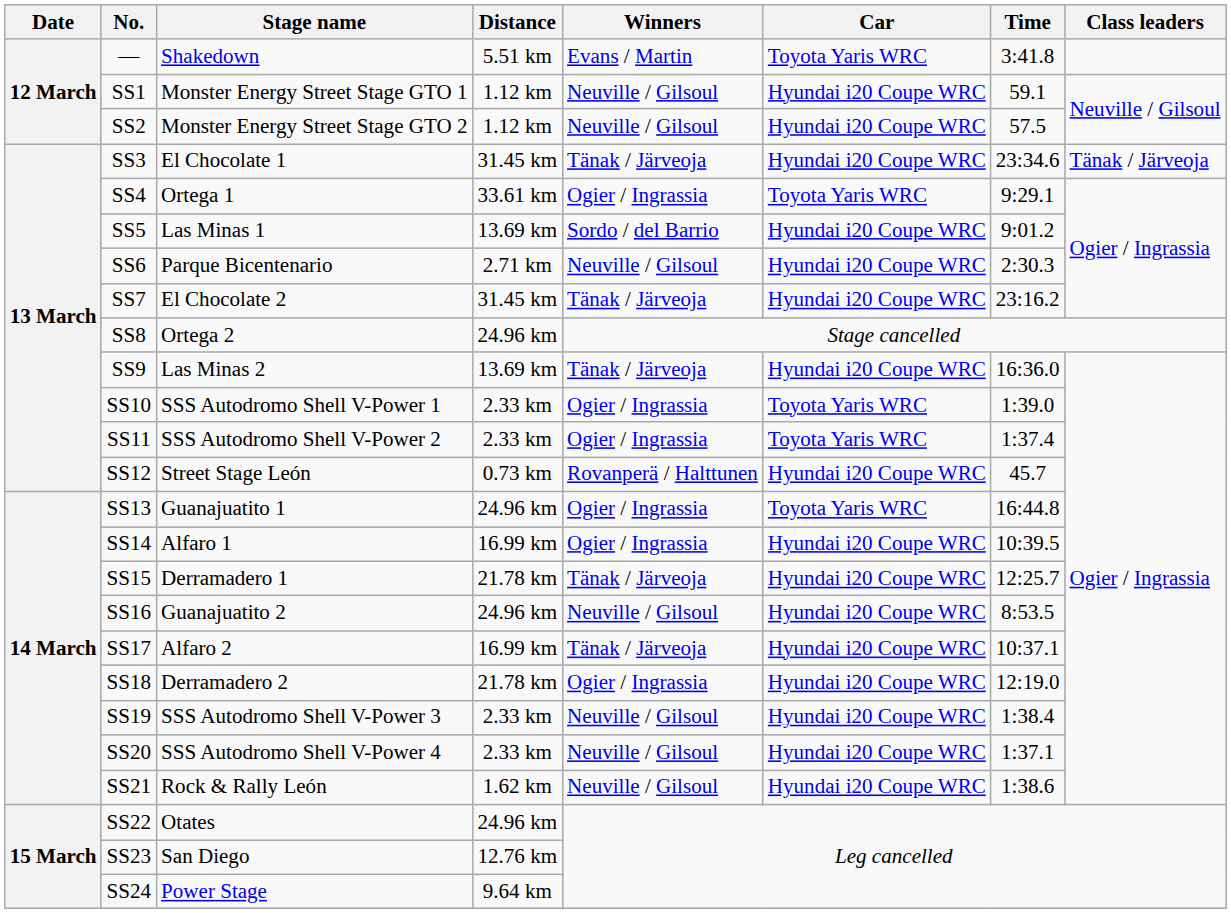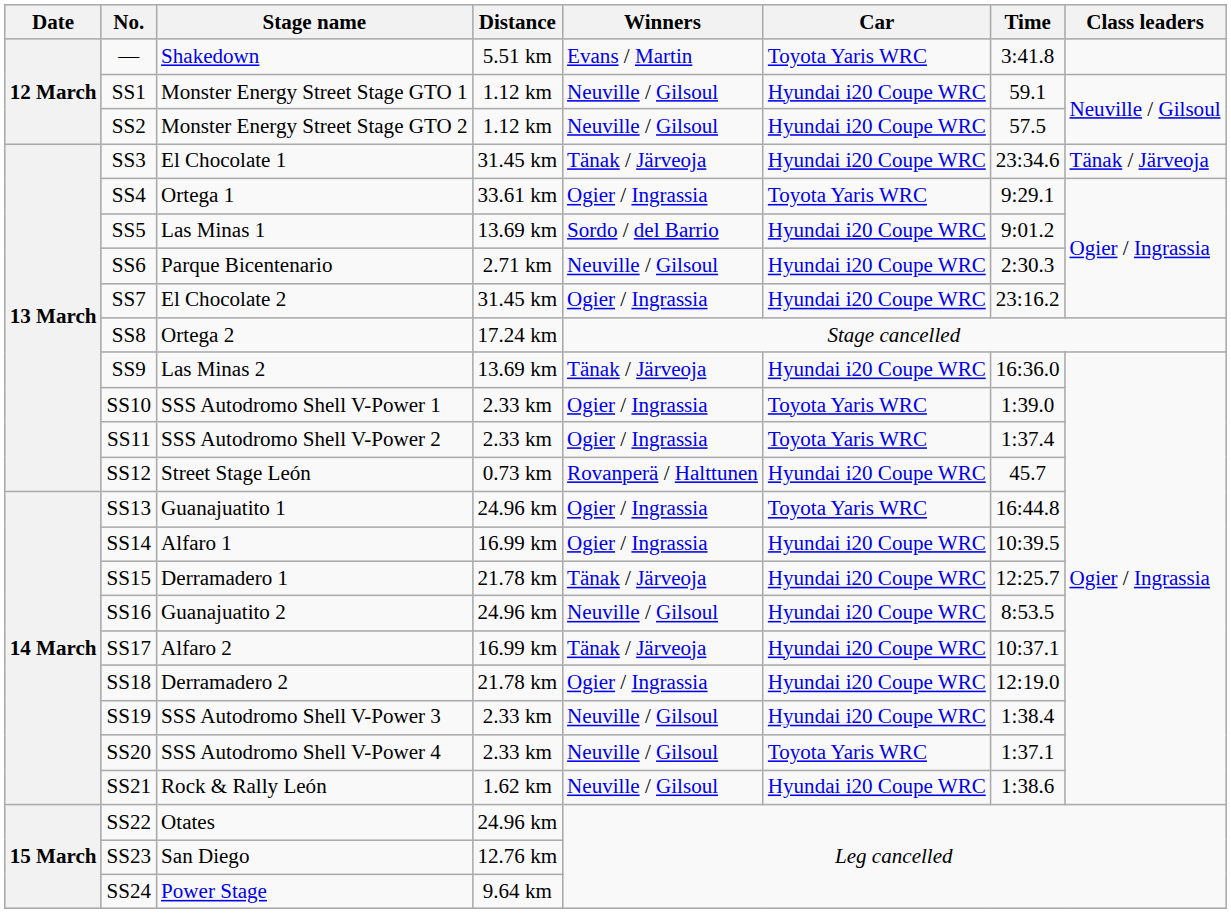(637, 299) Tänak / Järveoja -> (637, 299) Ogier / Ingrassia
(517, 334) 24.96 km -> (517, 334) 17.24 km
(877, 751) Hyundai i20 Coupe WRC -> (847, 751) Toyota Yaris WRC
